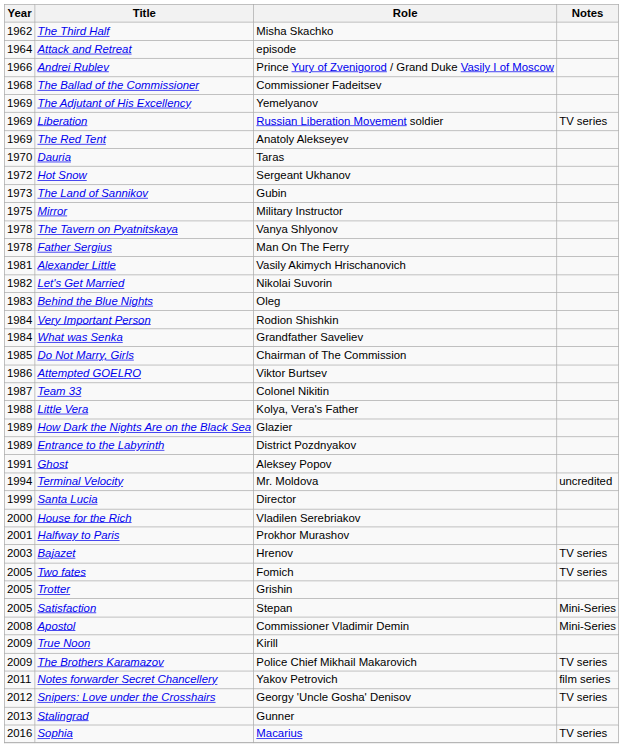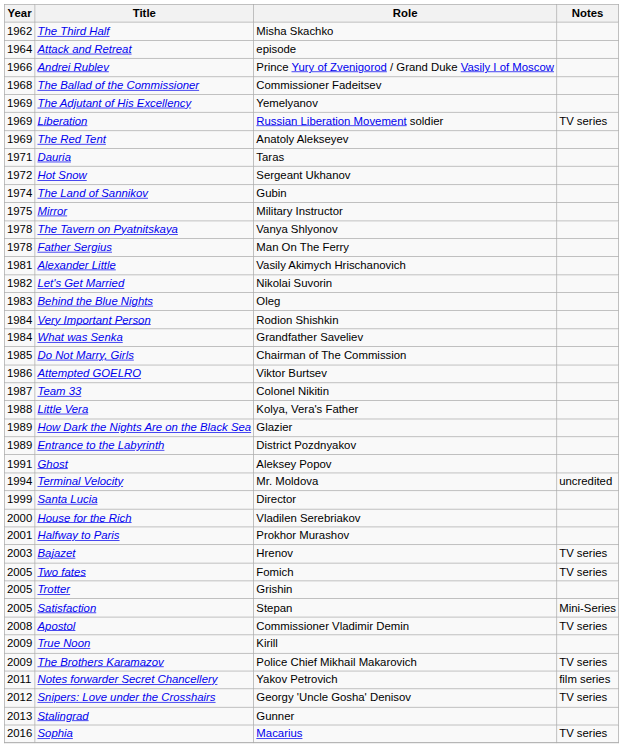(20, 157) 1970 -> (20, 157) 1971
(20, 193) 1973 -> (20, 193) 1974
(588, 626) Mini-Series -> (583, 626) TV series
